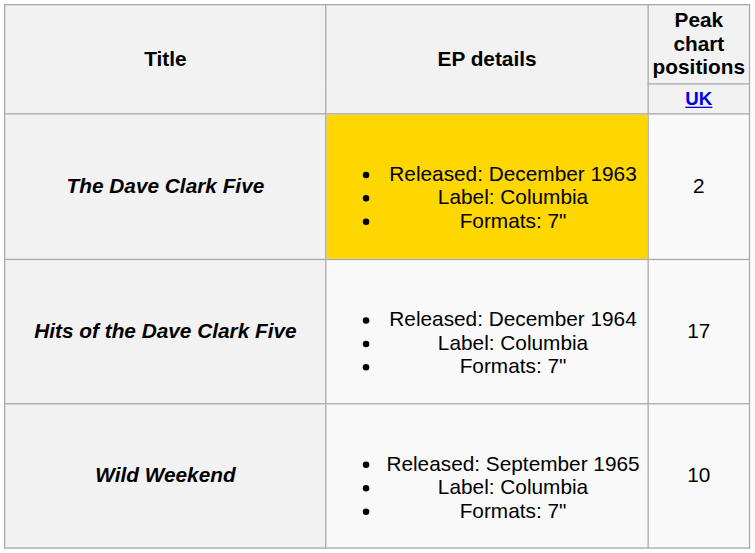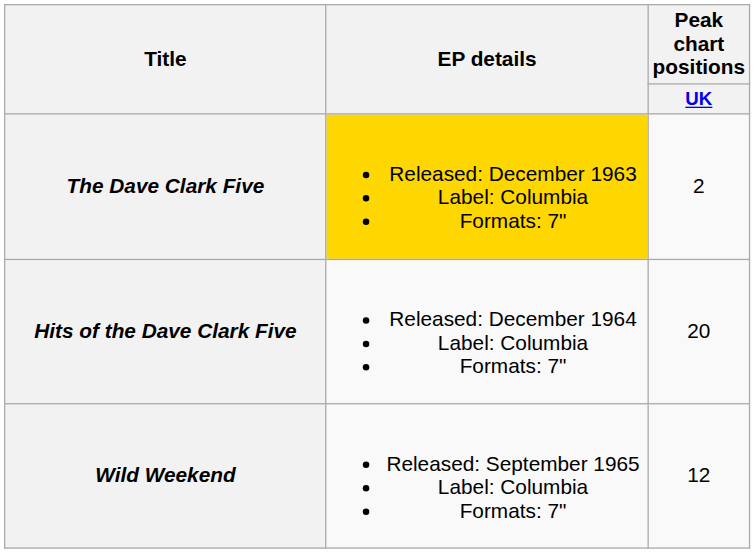(699, 331) 17 -> (699, 331) 20
(699, 475) 10 -> (699, 475) 12
